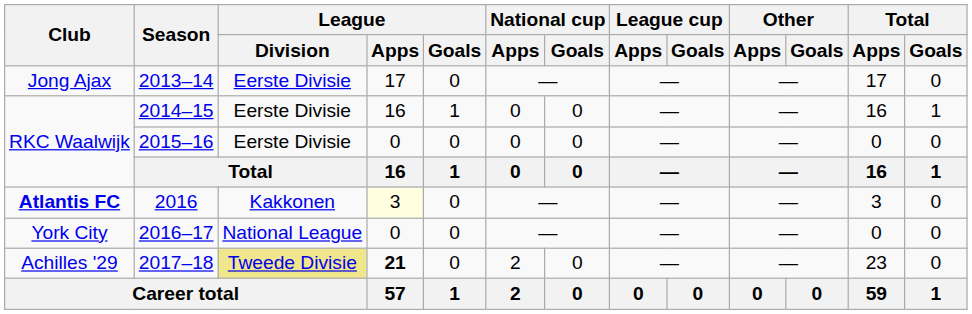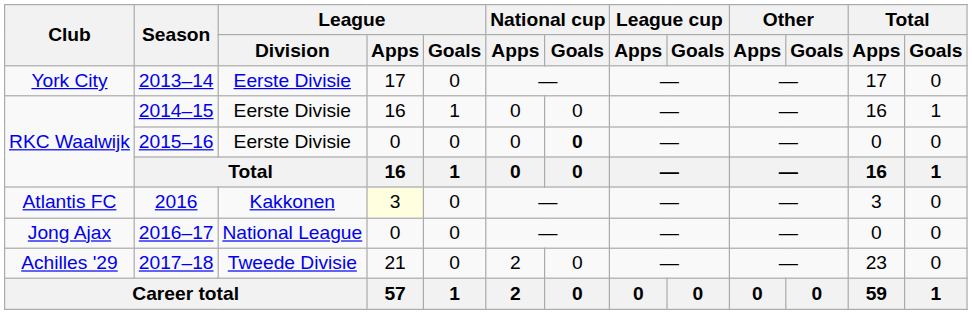(69, 80) Jong Ajax -> (69, 80) York City
(577, 141) normal -> (577, 141) bold
(69, 202) bold -> (69, 202) normal
(69, 232) York City -> (69, 232) Jong Ajax
(292, 263) khaki background -> (292, 263) no background
(395, 263) bold -> (395, 263) normal
